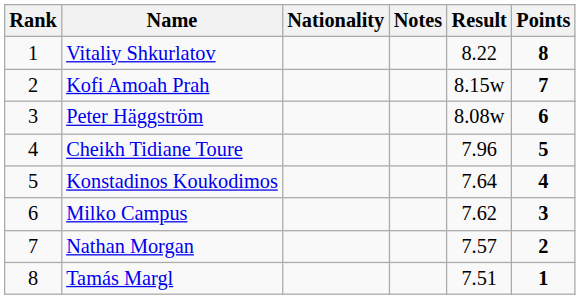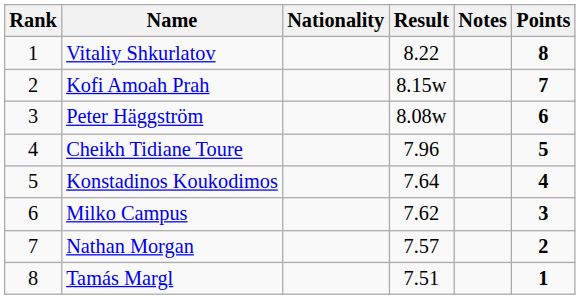columns swapped: (479, 20) <-> (418, 20)
